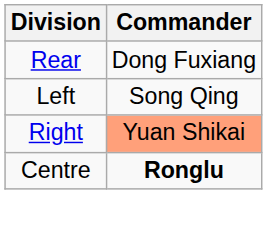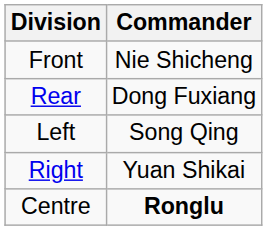+ row: (56, 59)
(184, 133) lightsalmon background -> (184, 170) no background
